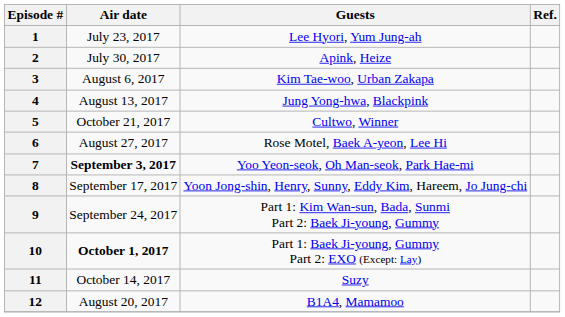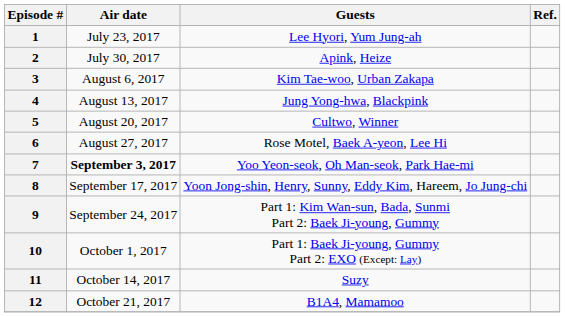(123, 121) October 21, 2017 -> (123, 121) August 20, 2017
(123, 250) bold -> (123, 250) normal
(123, 301) August 20, 2017 -> (123, 301) October 21, 2017
